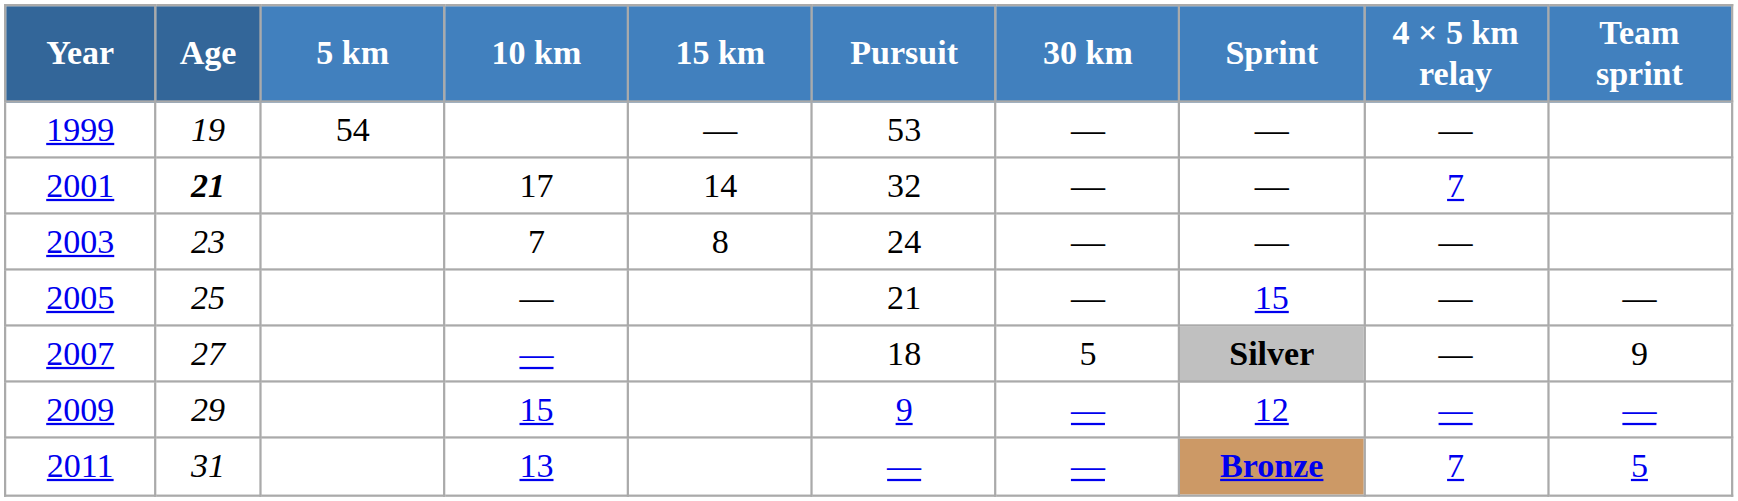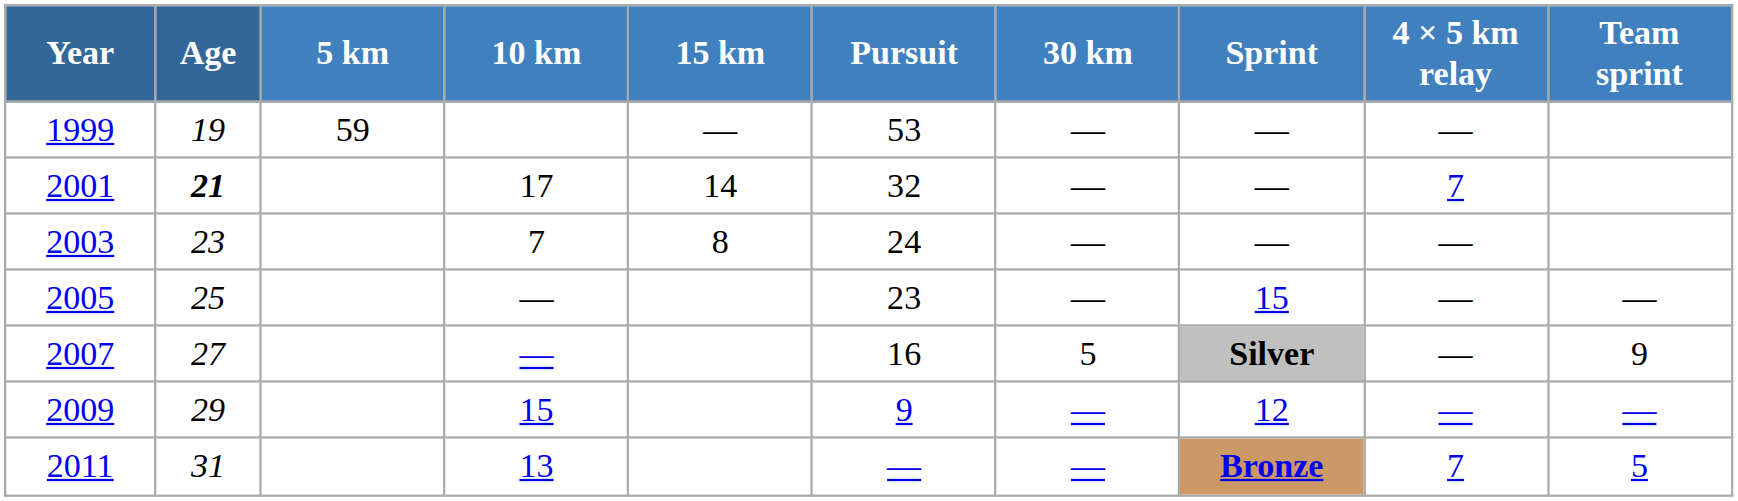(353, 129) 54 -> (353, 129) 59
(904, 297) 21 -> (904, 297) 23
(904, 353) 18 -> (904, 353) 16
